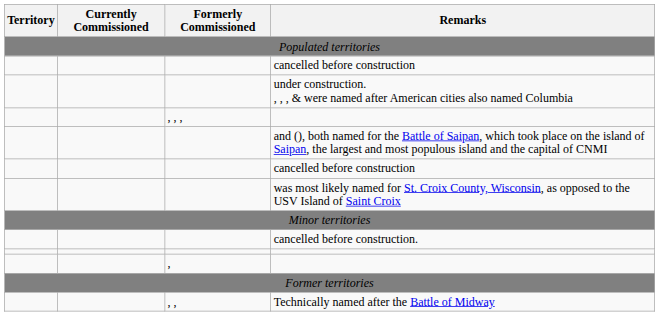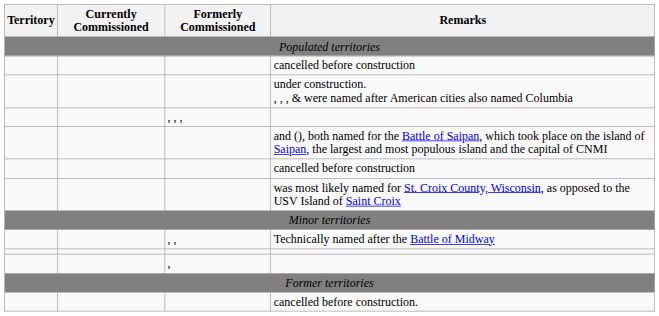rows swapped: (172, 301) <-> (218, 239)
